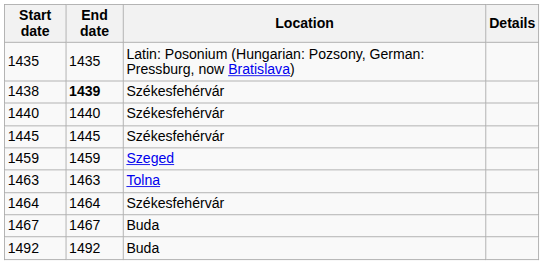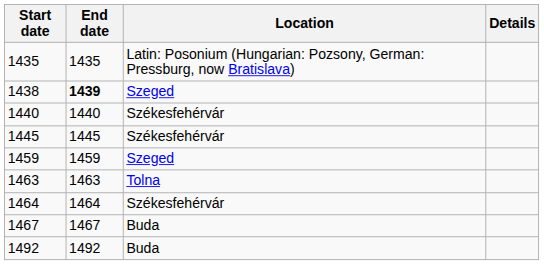(175, 92) Székesfehérvár -> (150, 92) Szeged
